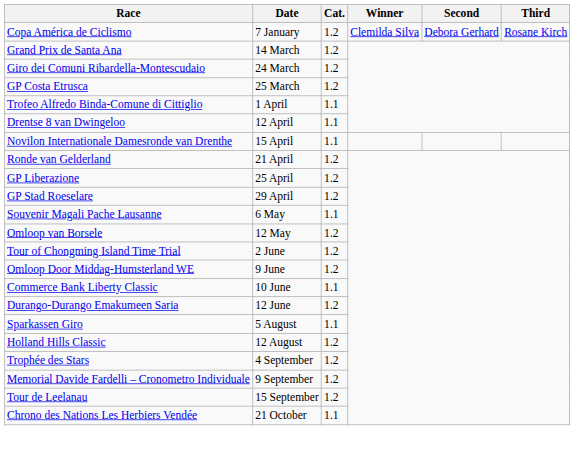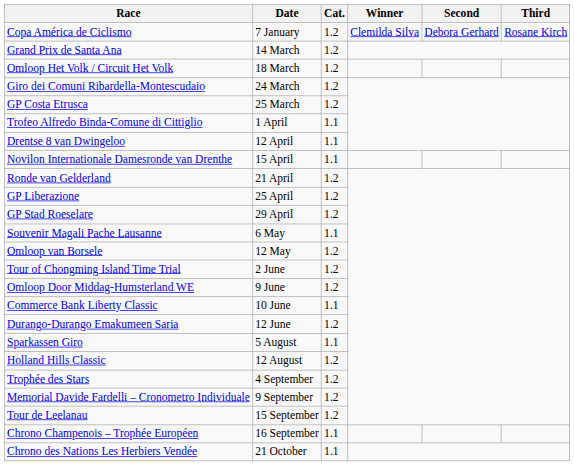+ row: (90, 68)
+ row: (103, 433)
